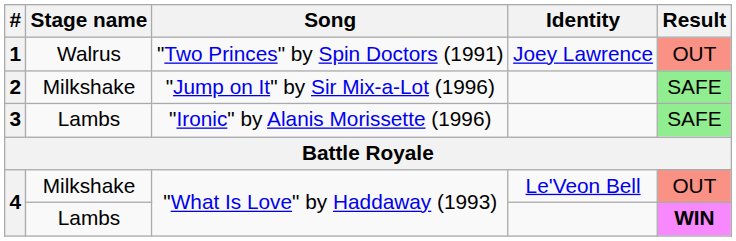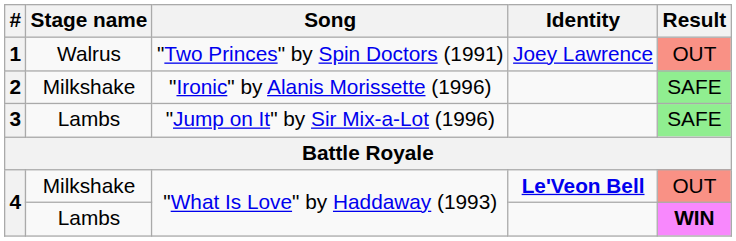(330, 86) "Jump on It" by Sir Mix-a-Lot (1996) -> (330, 86) "Ironic" by Alanis Morissette (1996)
(330, 119) "Ironic" by Alanis Morissette (1996) -> (330, 119) "Jump on It" by Sir Mix-a-Lot (1996)
(583, 185) normal -> (583, 185) bold
